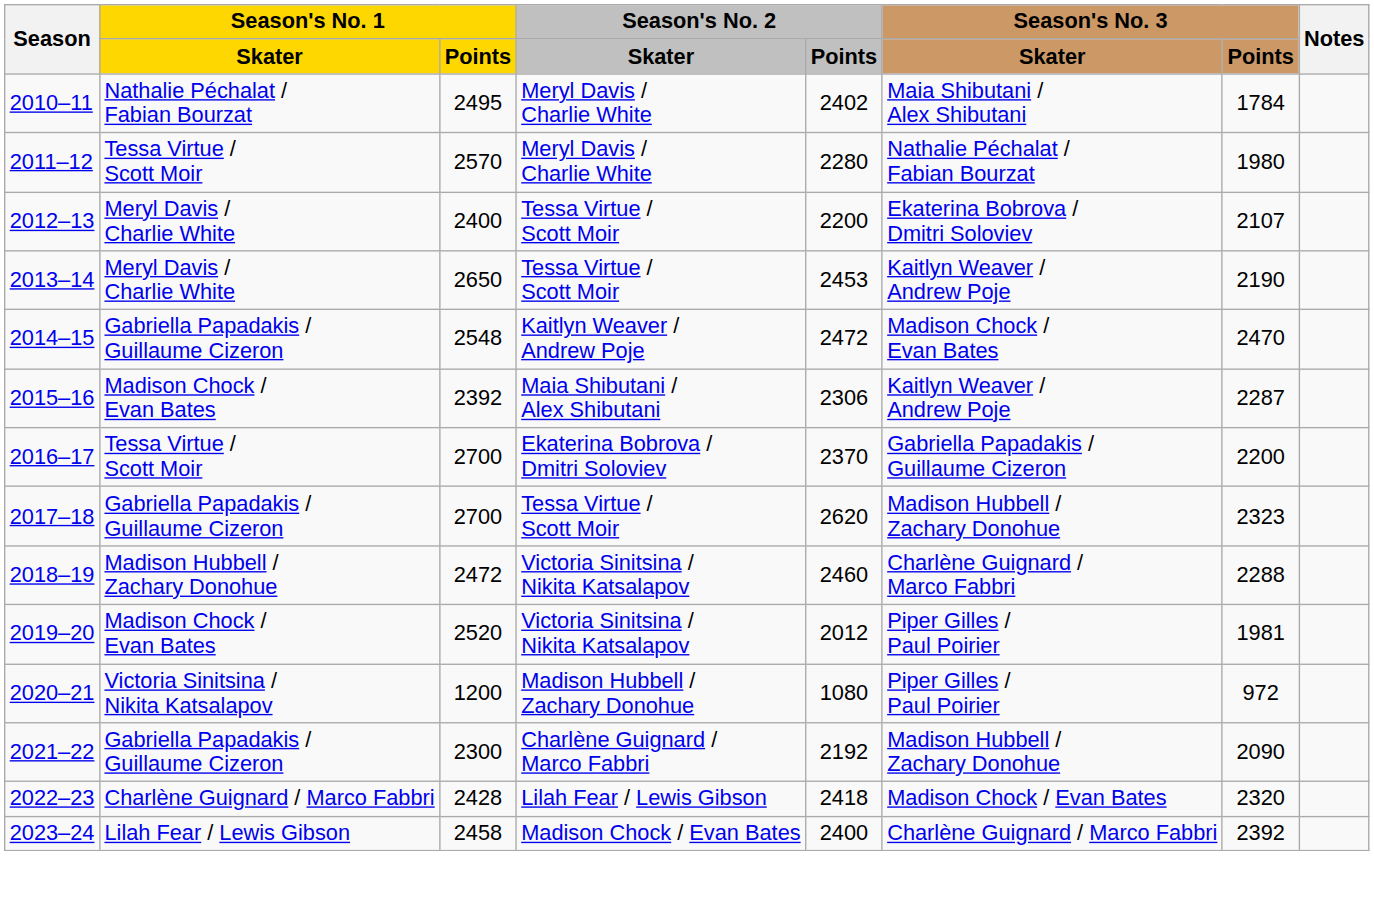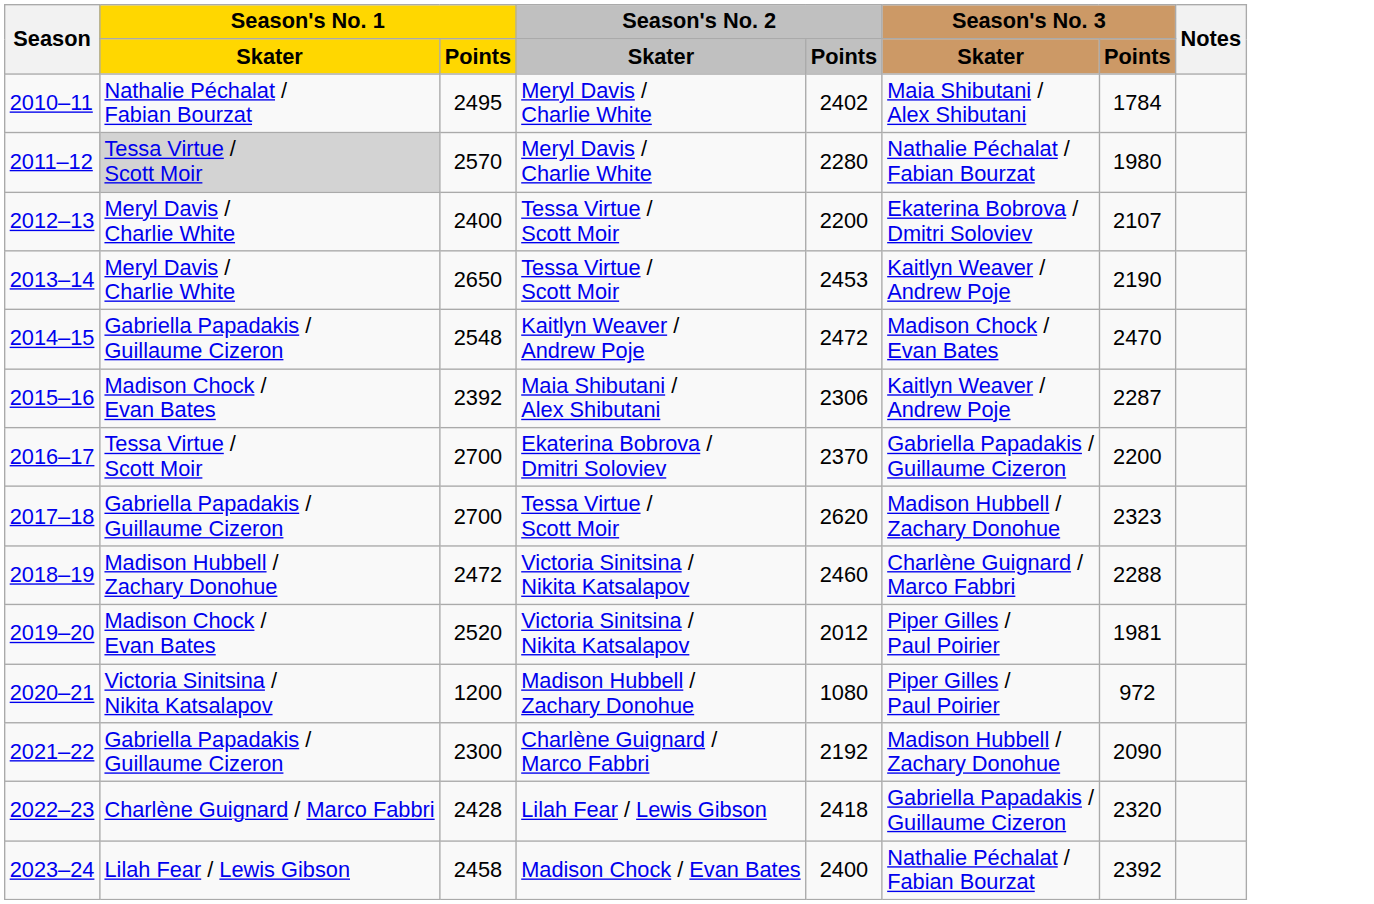(170, 162) no background -> (170, 162) lightgrey background
(1027, 798) Madison Chock / Evan Bates -> (991, 810) Gabriella Papadakis / Guillaume Cizeron
(1052, 833) Charlène Guignard / Marco Fabbri -> (979, 869) Nathalie Péchalat / Fabian Bourzat
